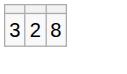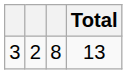+ column: (94, 20)
